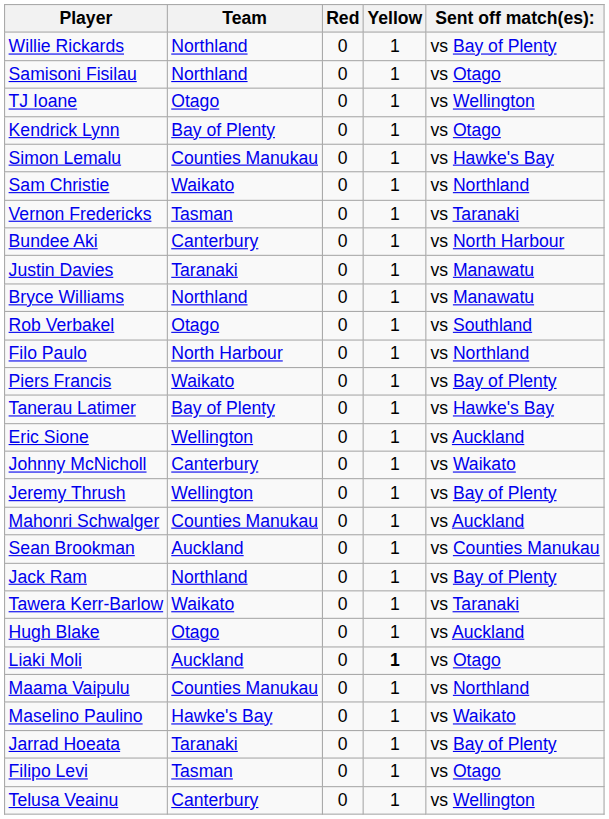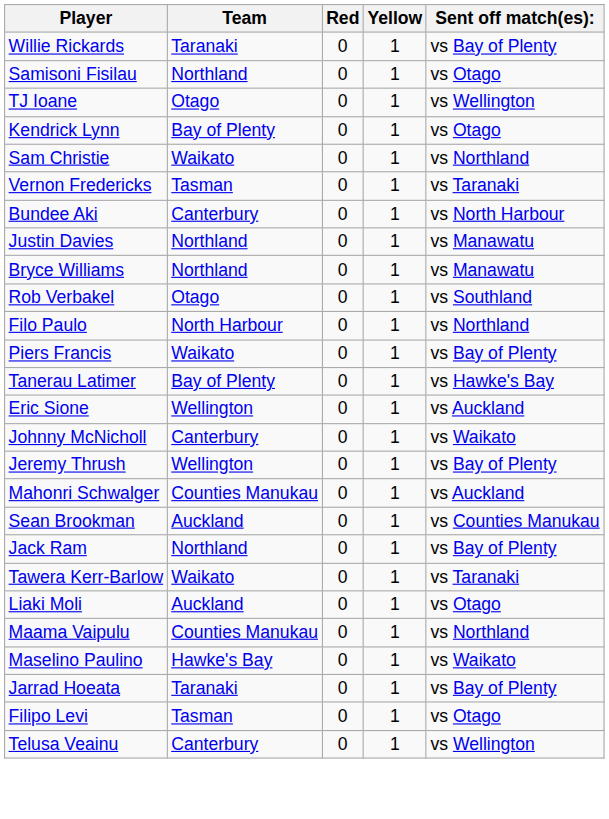(209, 46) Northland -> (205, 46) Taranaki
- row: (65, 158)
(205, 269) Taranaki -> (209, 241) Northland
- row: (54, 632)
(395, 660) bold -> (395, 604) normal
